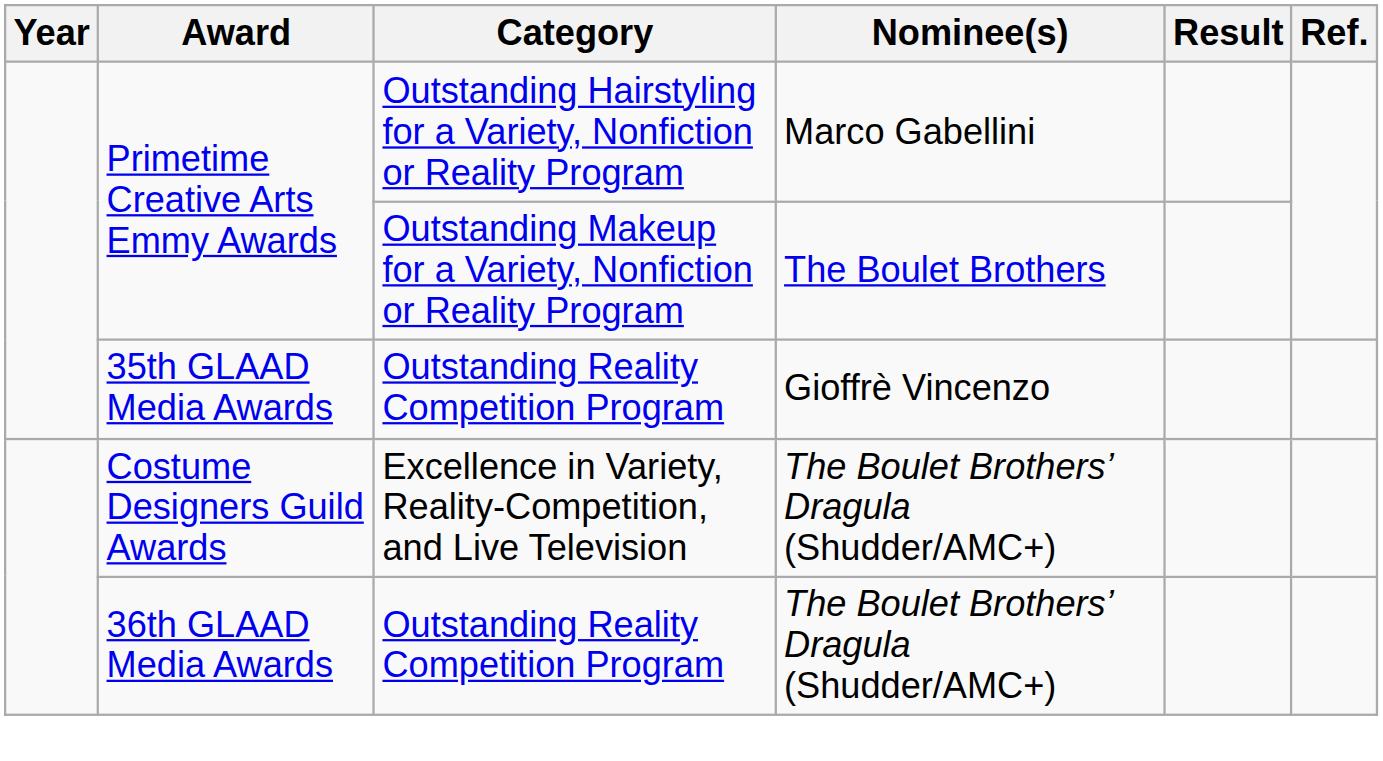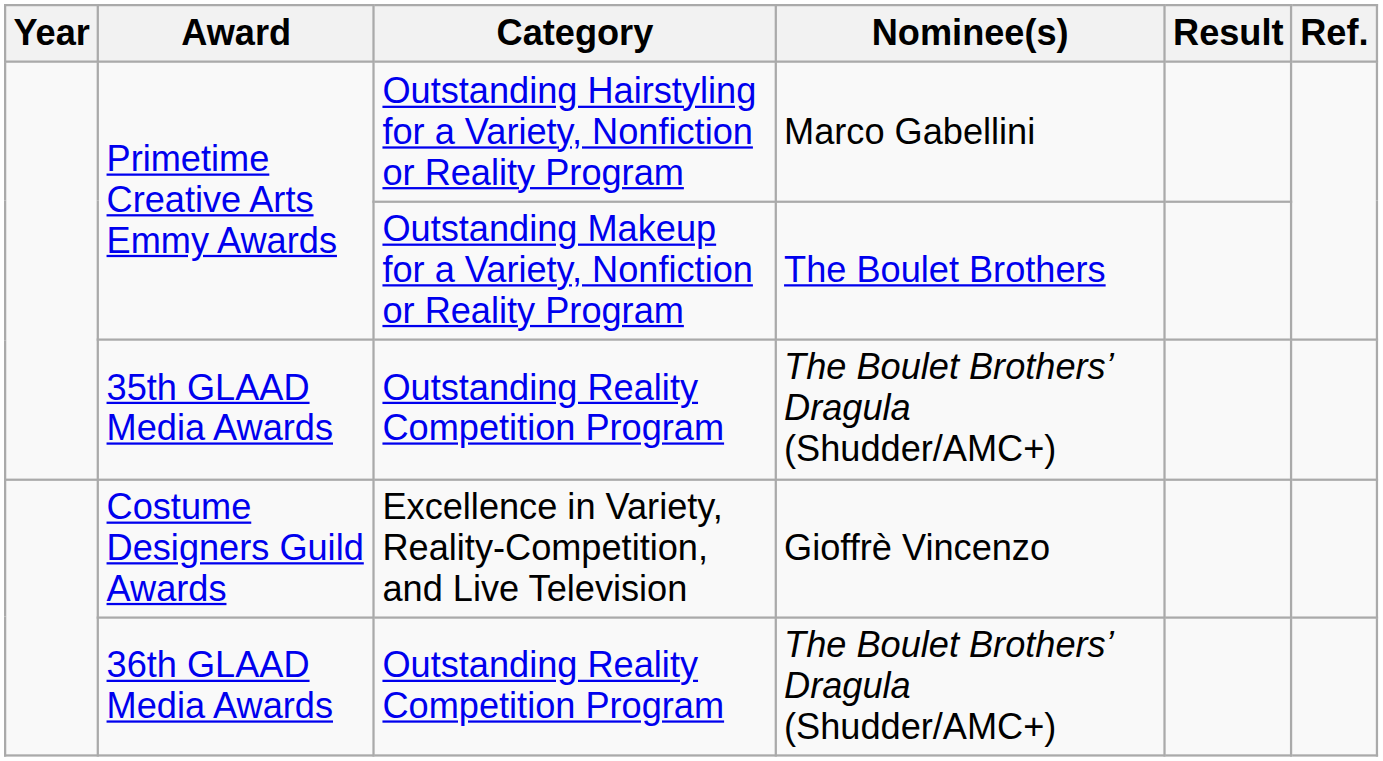(917, 388) Gioffrè Vincenzo -> (948, 408) The Boulet Brothers’ Dragula (Shudder/AMC+)
(948, 506) The Boulet Brothers’ Dragula (Shudder/AMC+) -> (917, 547) Gioffrè Vincenzo
